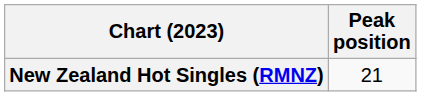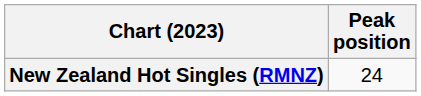(372, 74) 21 -> (372, 74) 24
